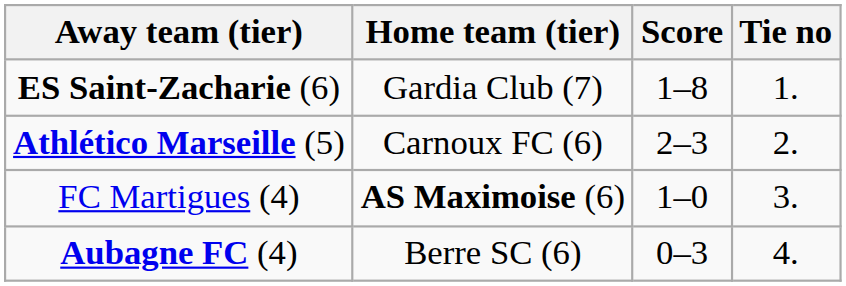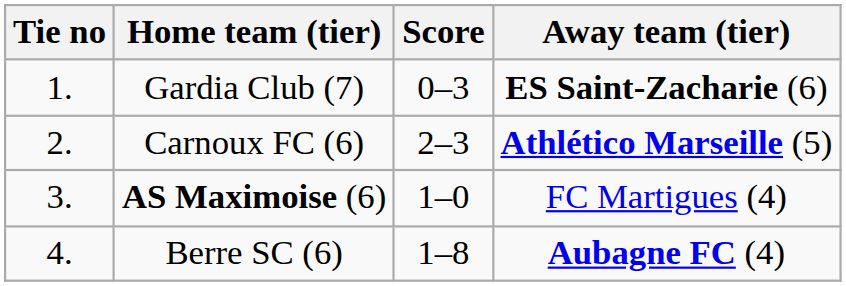columns swapped: (786, 32) <-> (179, 32)
(682, 87) 1–8 -> (443, 87) 0–3
(682, 252) 0–3 -> (443, 252) 1–8
